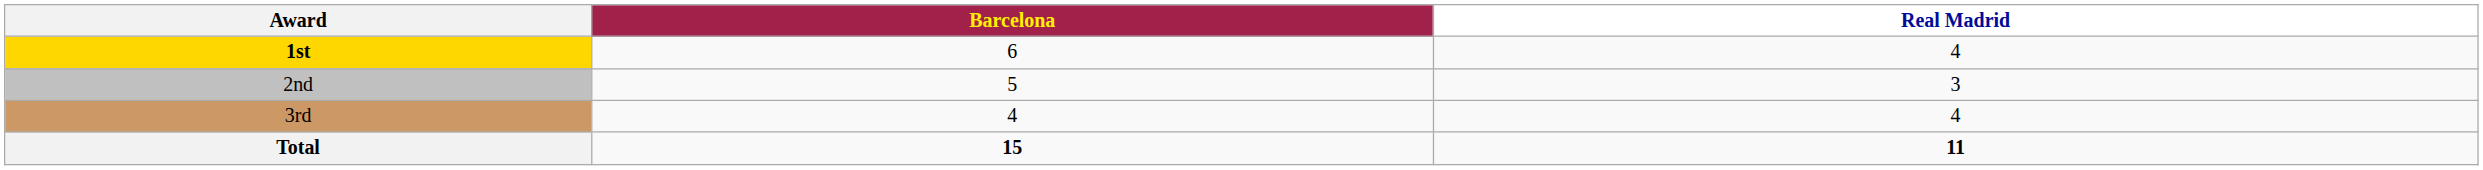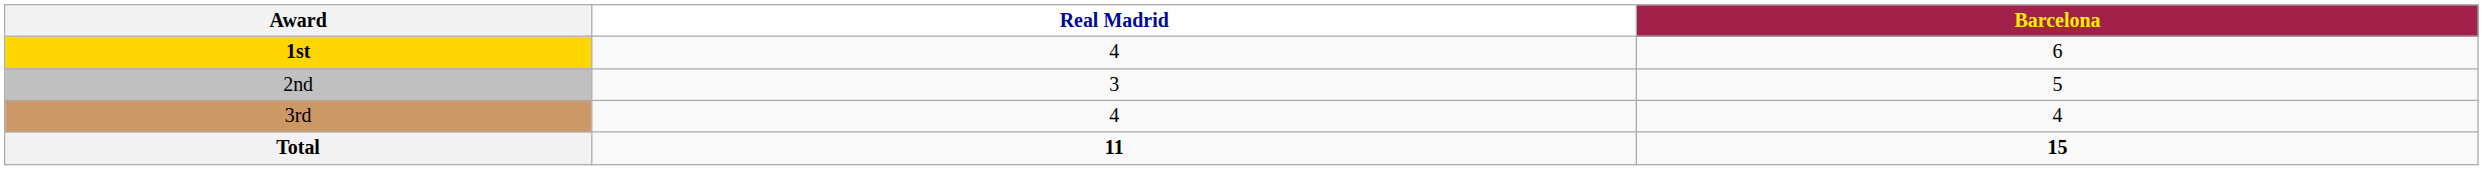columns swapped: (1956, 20) <-> (1012, 20)
